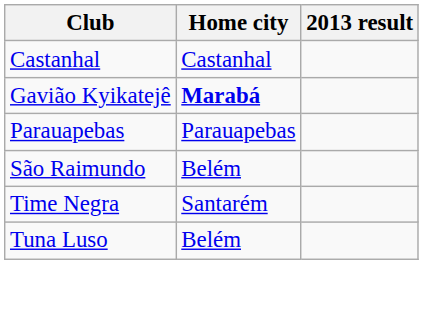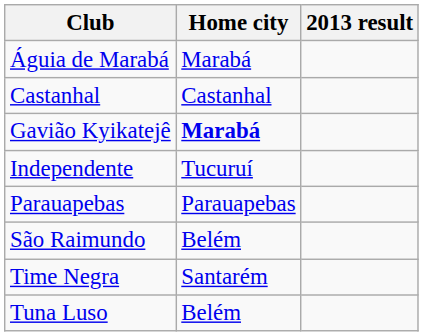+ row: (89, 58)
+ row: (72, 167)
